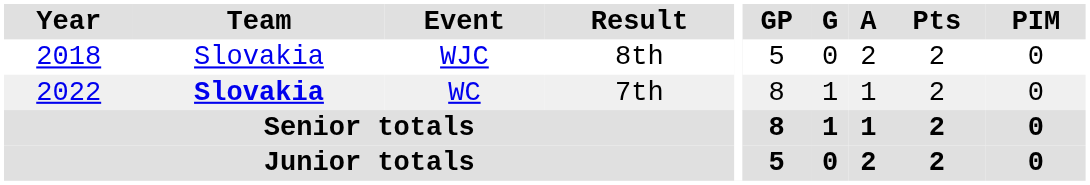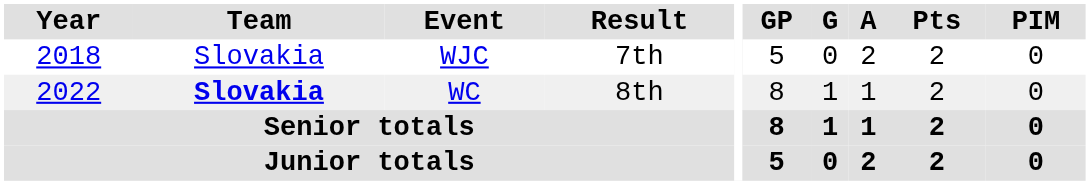(639, 57) 8th -> (639, 57) 7th
(639, 92) 7th -> (639, 92) 8th
